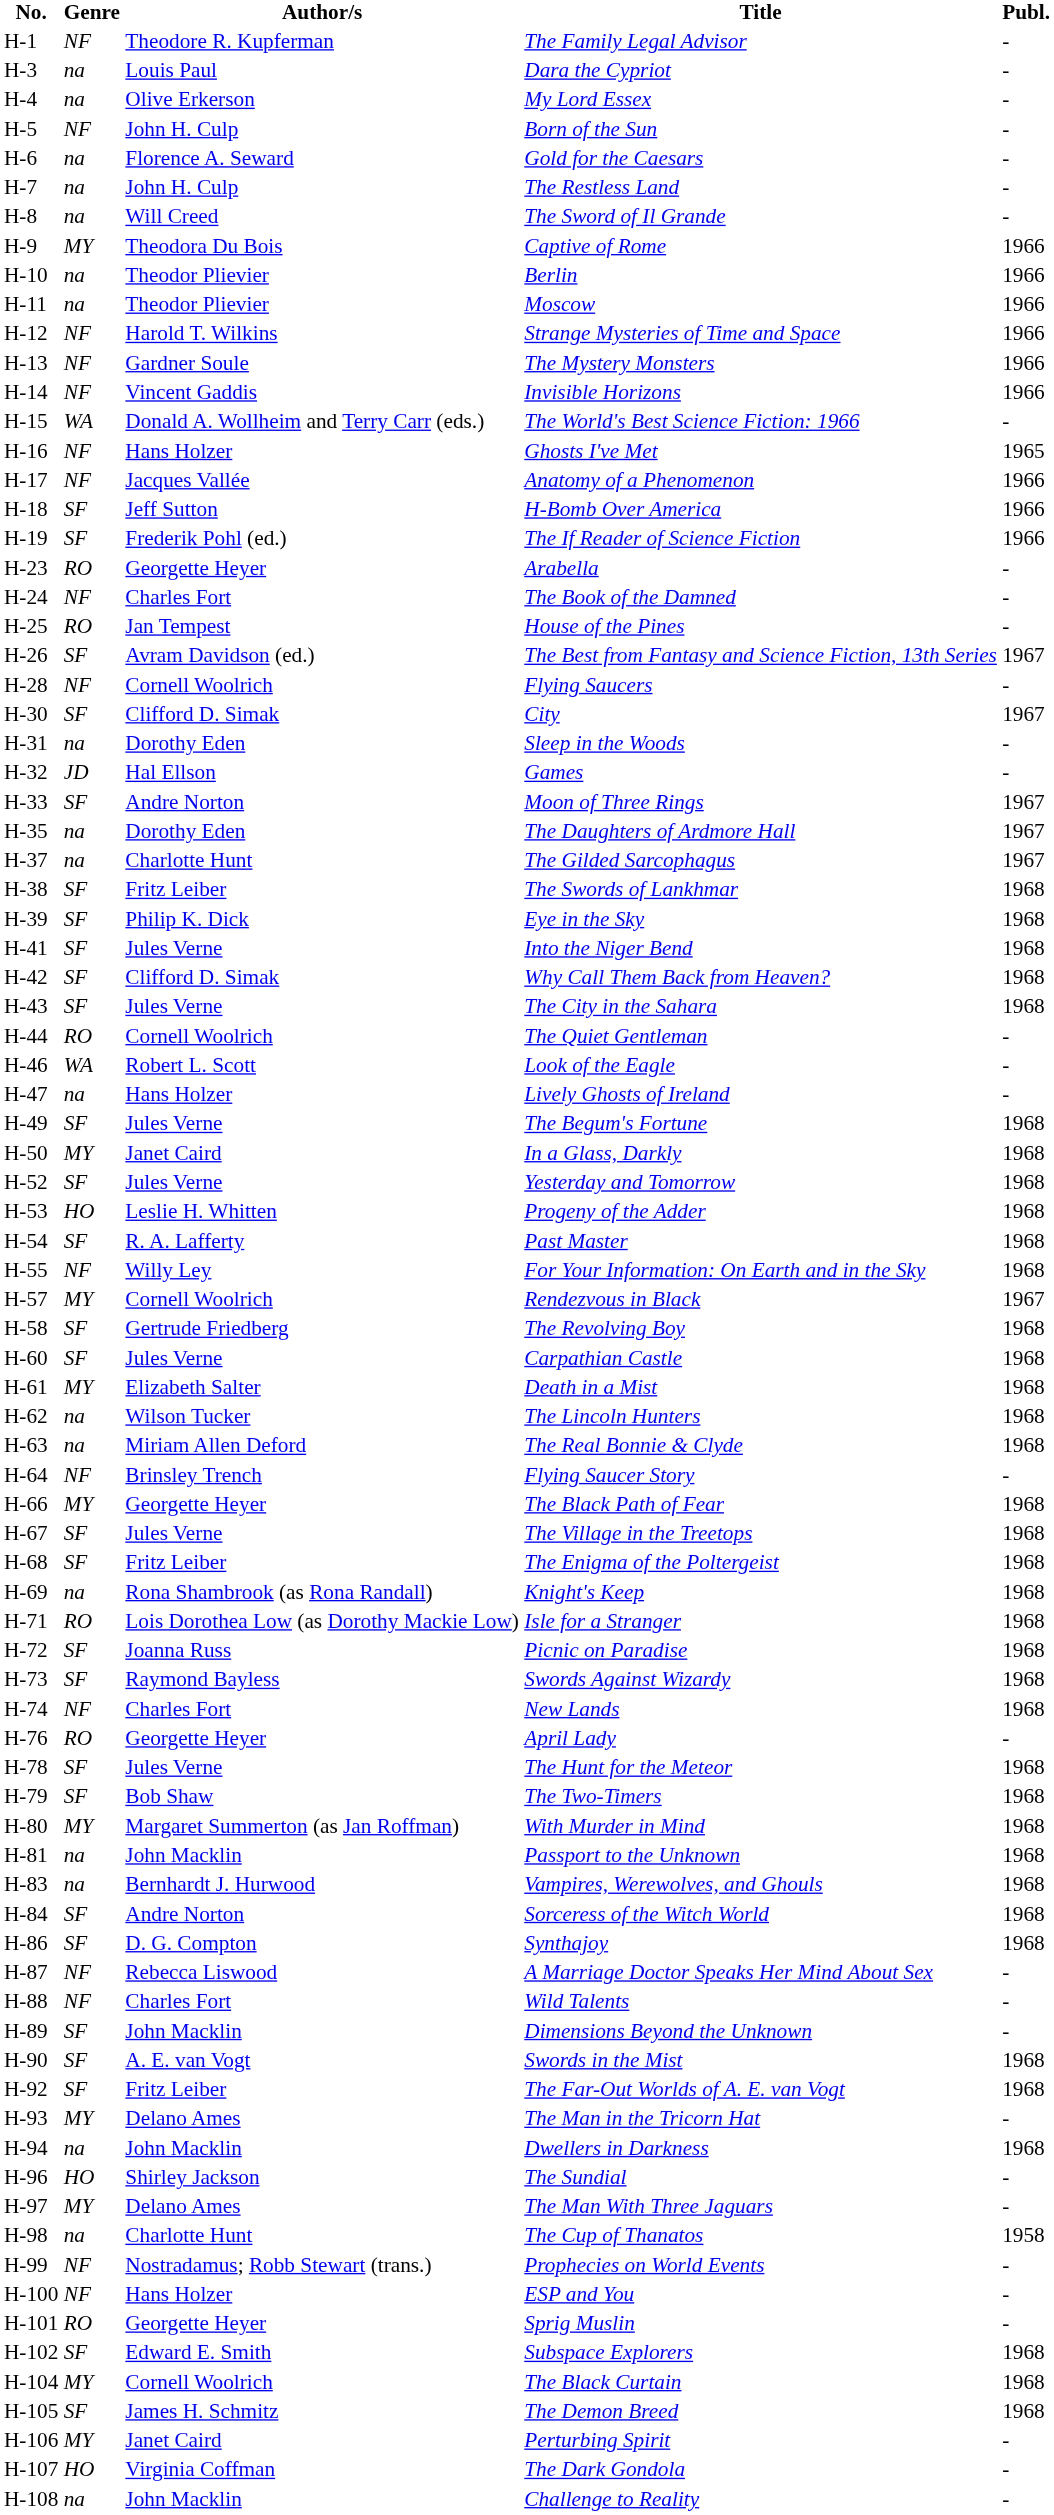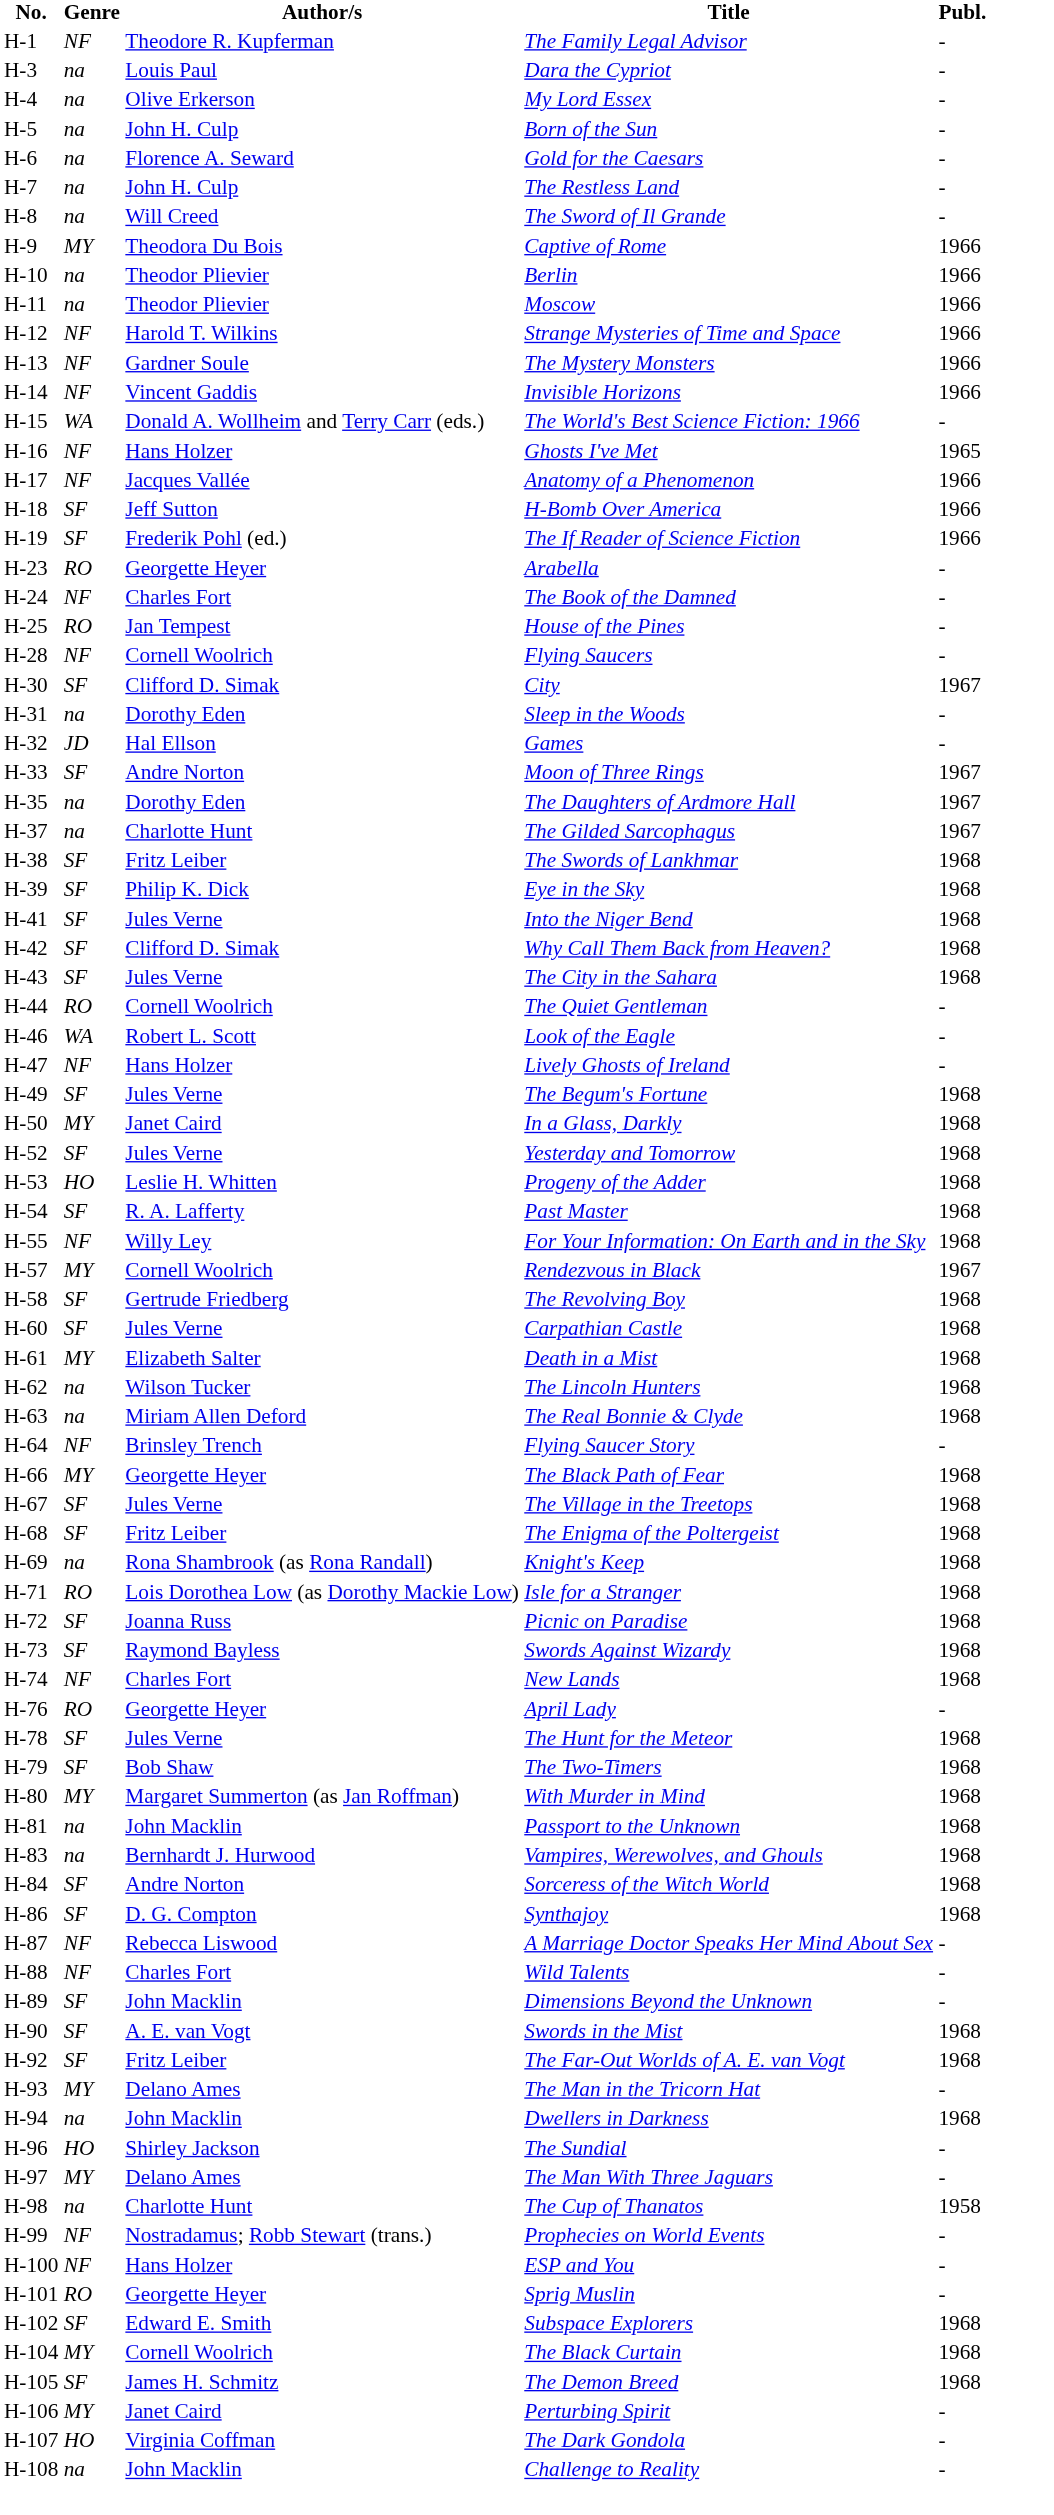(77, 128) NF -> (74, 128) na
- row: (761, 655)
(74, 1094) na -> (77, 1065) NF
